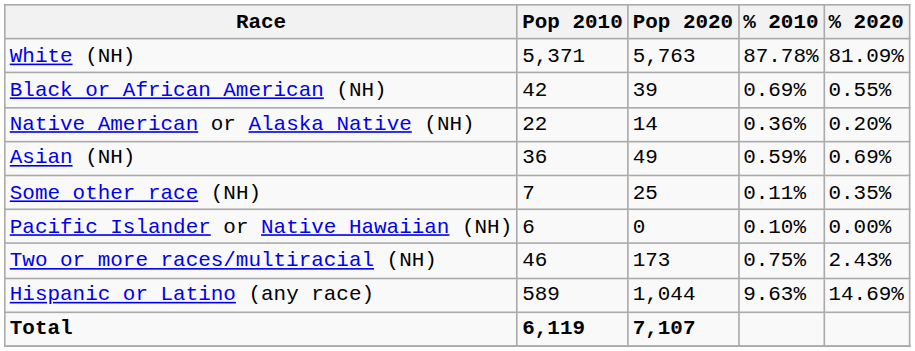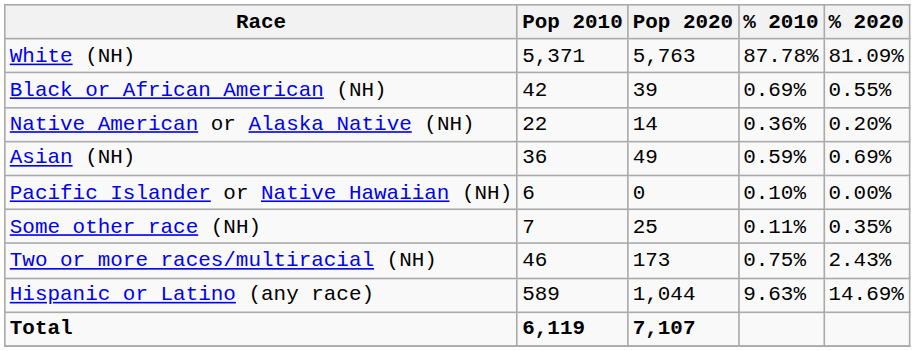rows swapped: (261, 227) <-> (135, 192)
